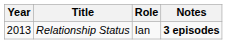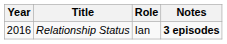(19, 30) 2013 -> (19, 30) 2016
